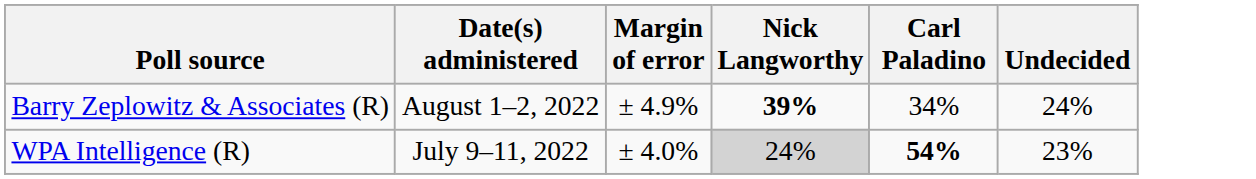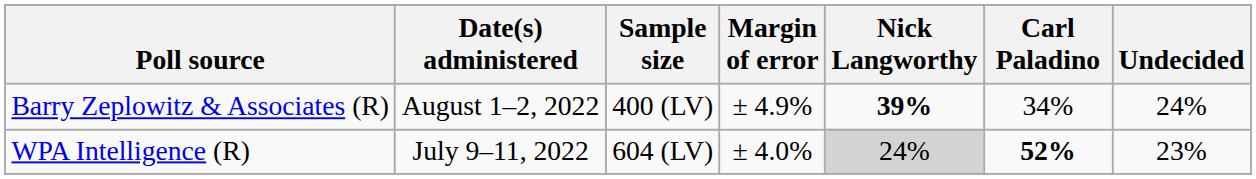+ column: (663, 44)
(934, 151) 54% -> (1048, 151) 52%
